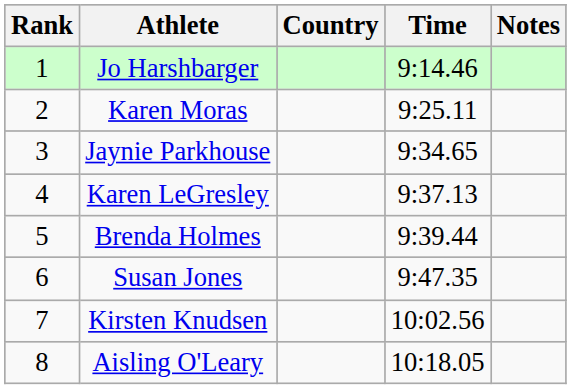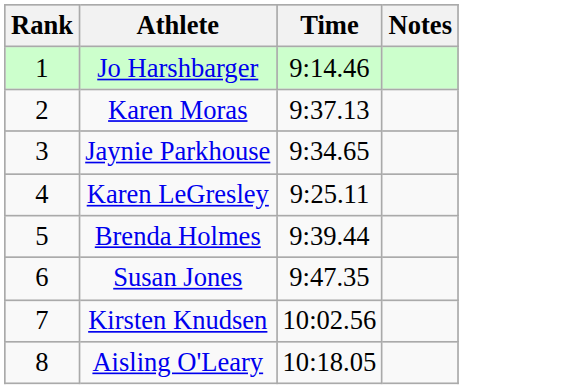- column: (331, 25)
(438, 109) 9:25.11 -> (329, 109) 9:37.13
(438, 194) 9:37.13 -> (329, 194) 9:25.11
